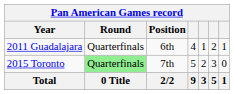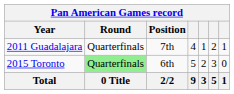(167, 47) 6th -> (167, 47) 7th
(167, 64) 7th -> (167, 64) 6th
